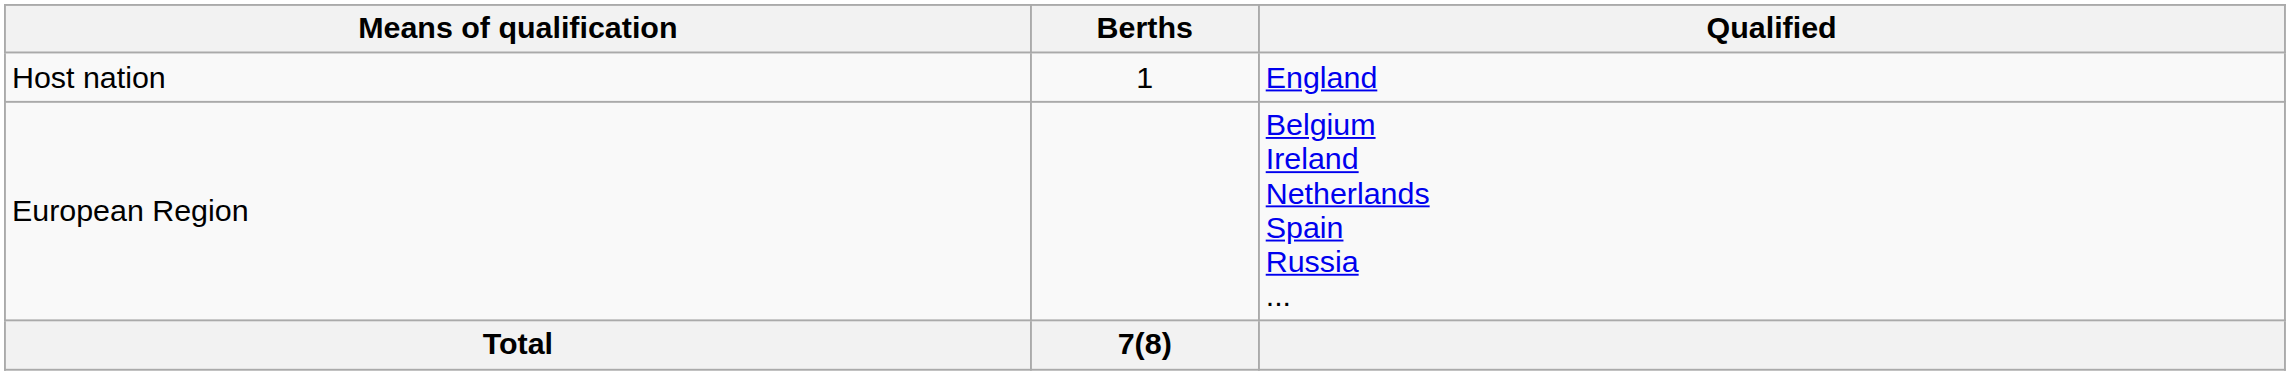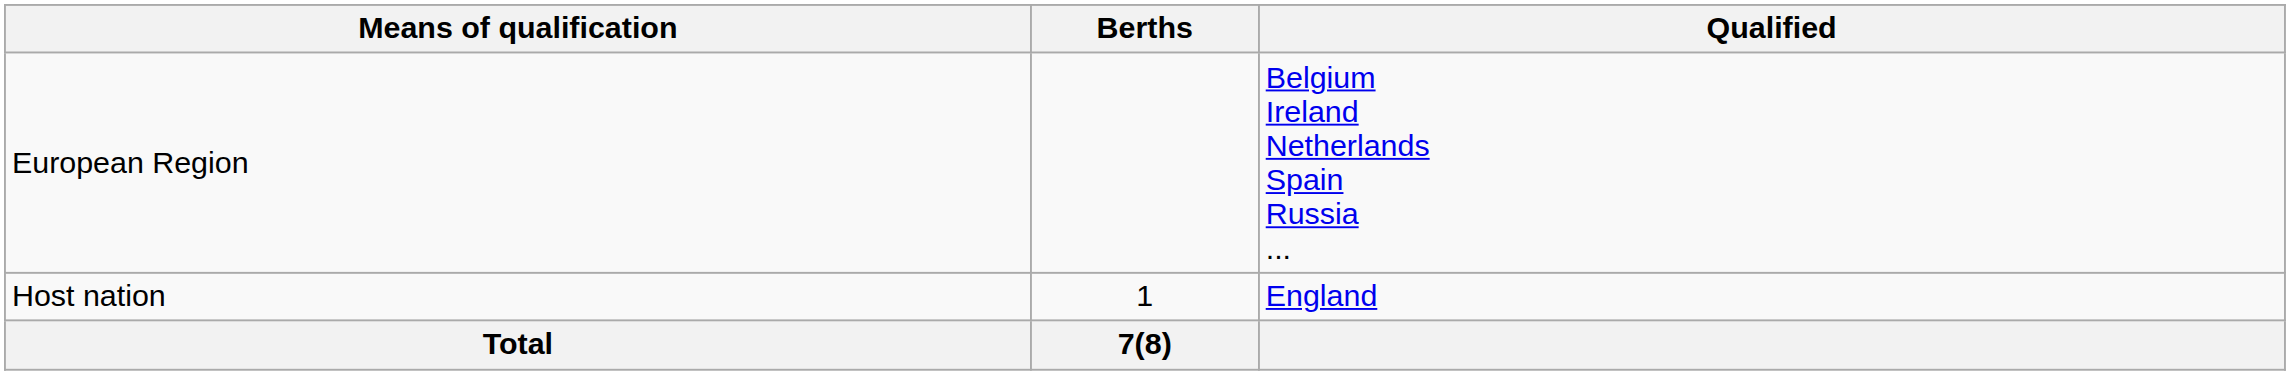rows swapped: (89, 76) <-> (130, 210)
